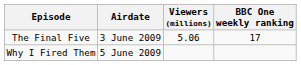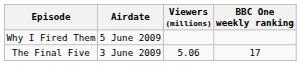rows swapped: (51, 38) <-> (51, 53)
